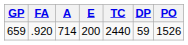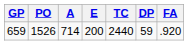columns swapped: (169, 13) <-> (42, 13)
